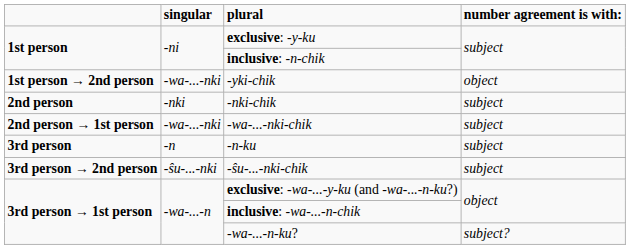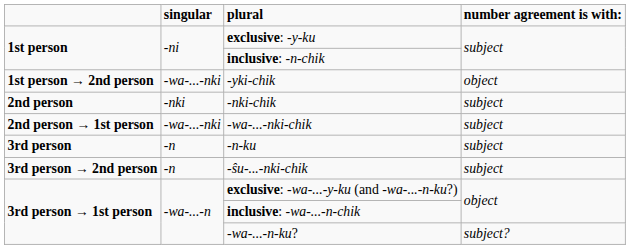(190, 168) -ŝu-...-nki -> (170, 168) -n
